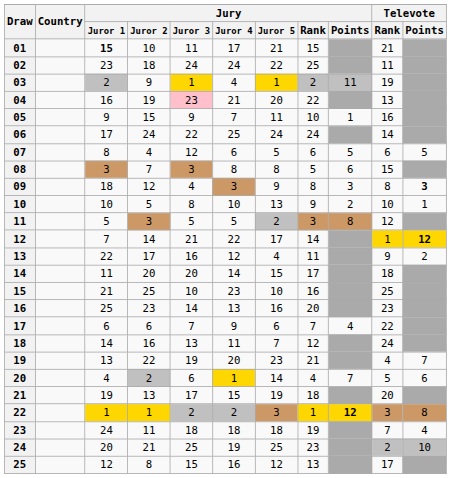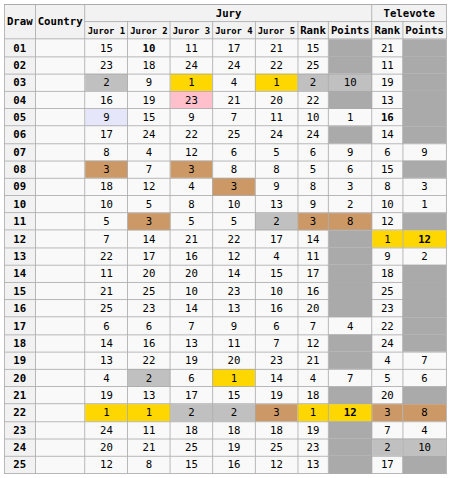(106, 48) bold -> (106, 48) normal
(149, 48) normal -> (149, 48) bold
(350, 83) 11 -> (350, 83) 10
(106, 117) no background -> (106, 117) lavender background
(387, 117) normal -> (387, 117) bold
(350, 152) 5 -> (350, 152) 9
(425, 152) 5 -> (425, 152) 9
(425, 187) bold -> (425, 187) normal
